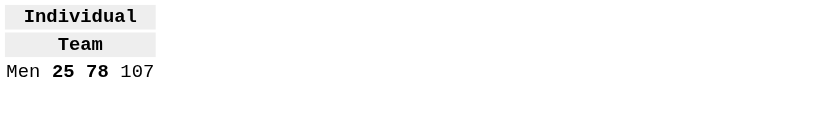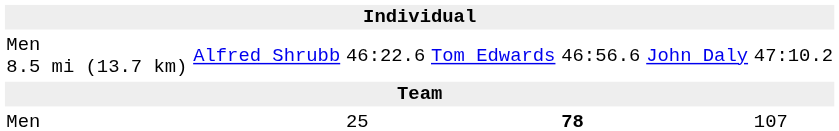+ row: (97, 56)
(63, 72) bold -> (357, 122) normal
